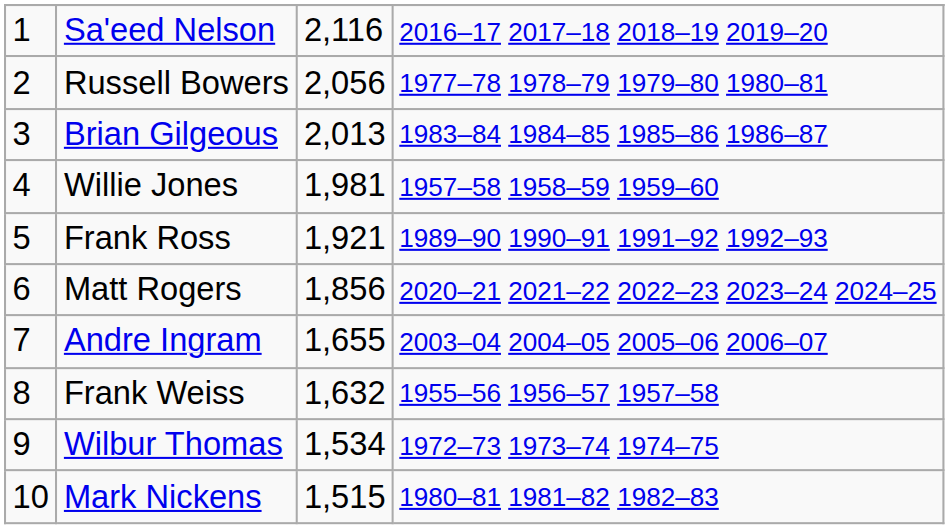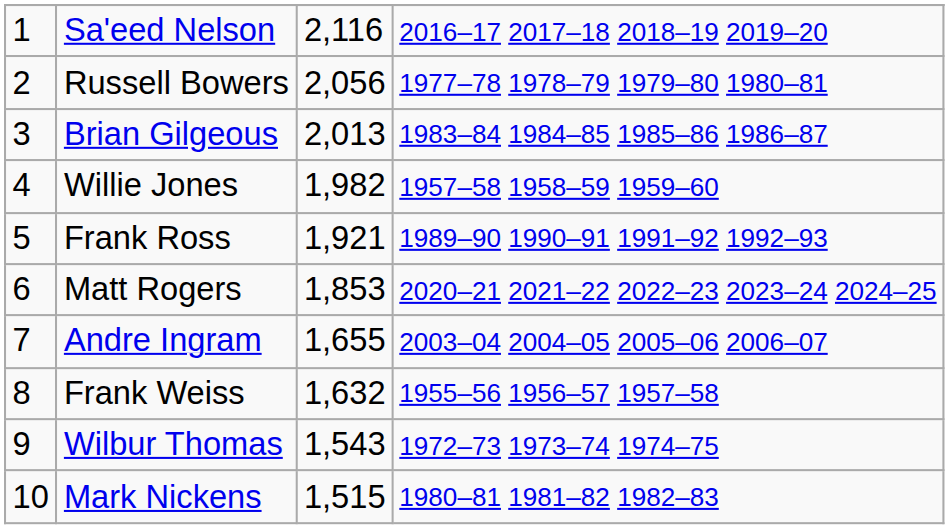(345, 185) 1,981 -> (345, 185) 1,982
(345, 289) 1,856 -> (345, 289) 1,853
(345, 444) 1,534 -> (345, 444) 1,543
